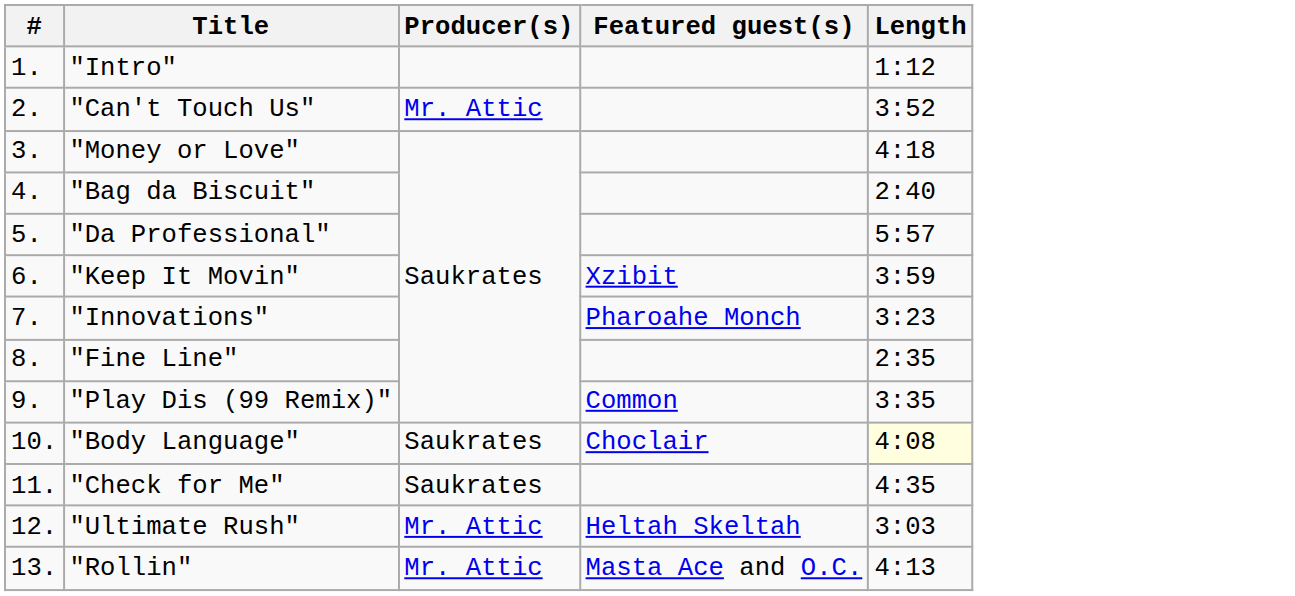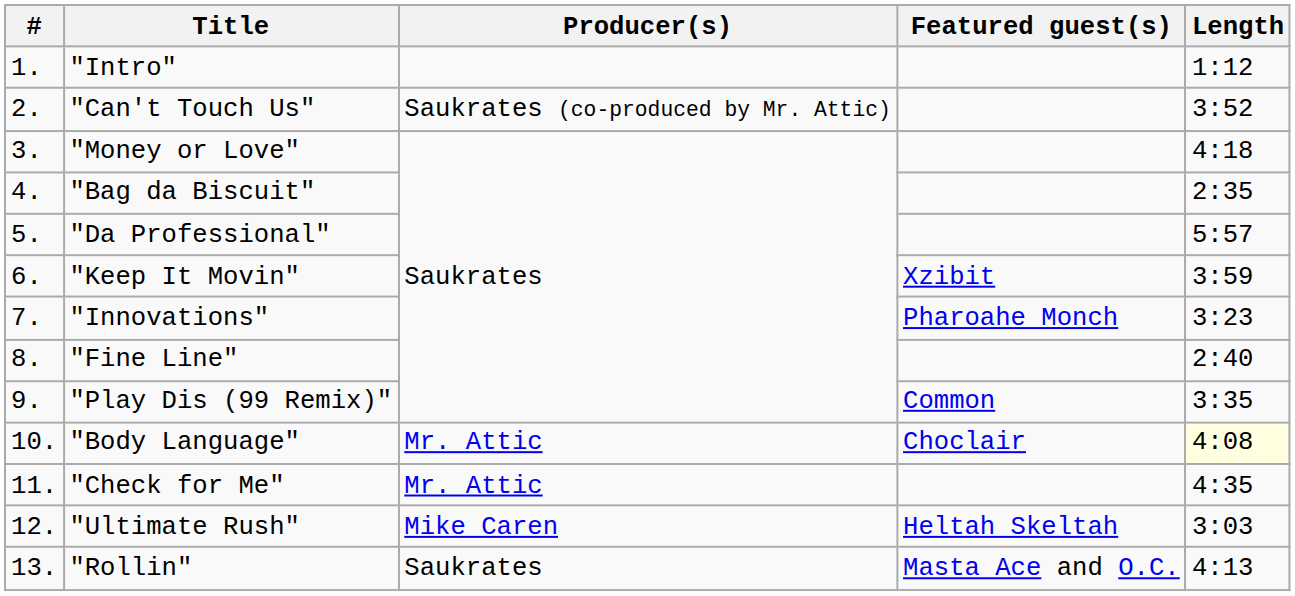(473, 109) Mr. Attic -> (648, 109) Saukrates (co-produced by Mr. Attic)
(905, 193) 2:40 -> (1223, 193) 2:35
(905, 360) 2:35 -> (1223, 360) 2:40
(473, 443) Saukrates -> (473, 443) Mr. Attic
(473, 485) Saukrates -> (473, 485) Mr. Attic
(473, 527) Mr. Attic -> (481, 527) Mike Caren
(473, 568) Mr. Attic -> (473, 568) Saukrates
